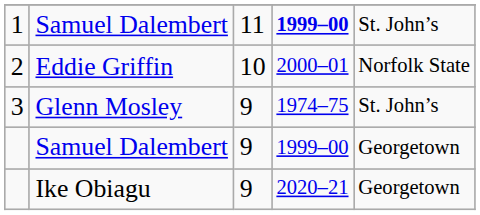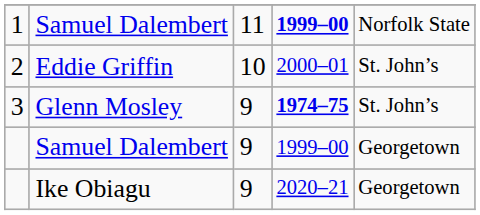(398, 24) St. John’s -> (414, 24) Norfolk State
(414, 65) Norfolk State -> (398, 65) St. John’s
(312, 106) normal -> (312, 106) bold
